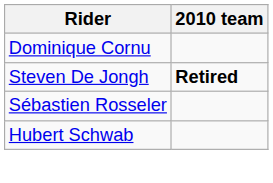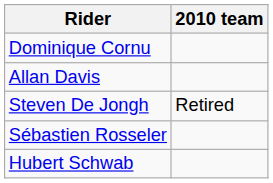+ row: (54, 76)
(207, 76) bold -> (205, 105) normal
